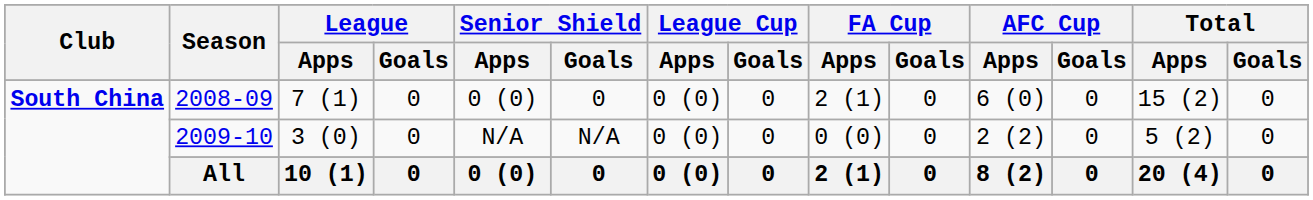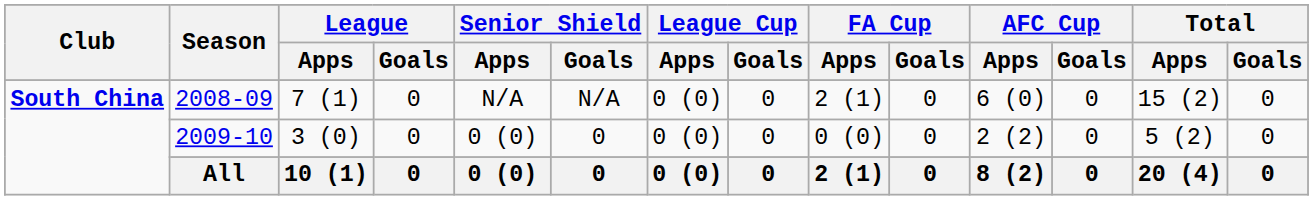(502, 100) 0 (0) -> (502, 100) N/A
(599, 100) 0 -> (599, 100) N/A
(502, 138) N/A -> (502, 138) 0 (0)
(599, 138) N/A -> (599, 138) 0
